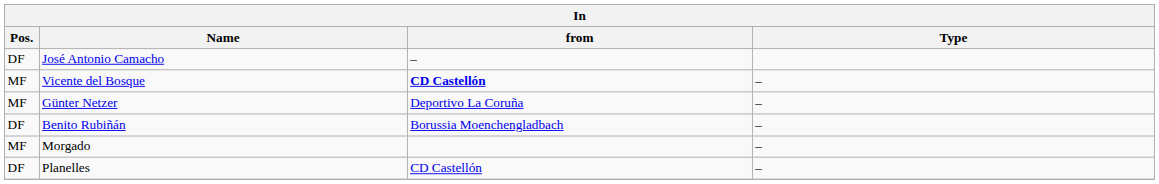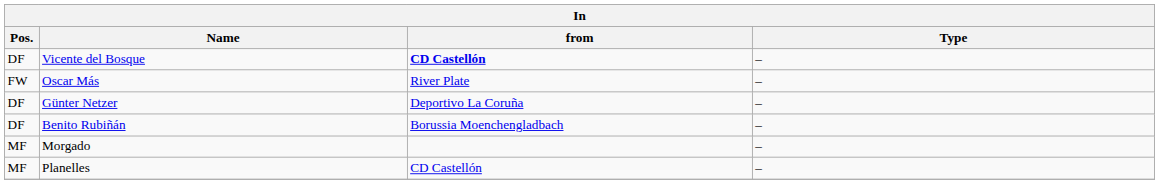- row: (103, 59)
(17, 81) MF -> (16, 59) DF
+ row: (71, 81)
(17, 103) MF -> (16, 103) DF
(16, 168) DF -> (17, 168) MF
